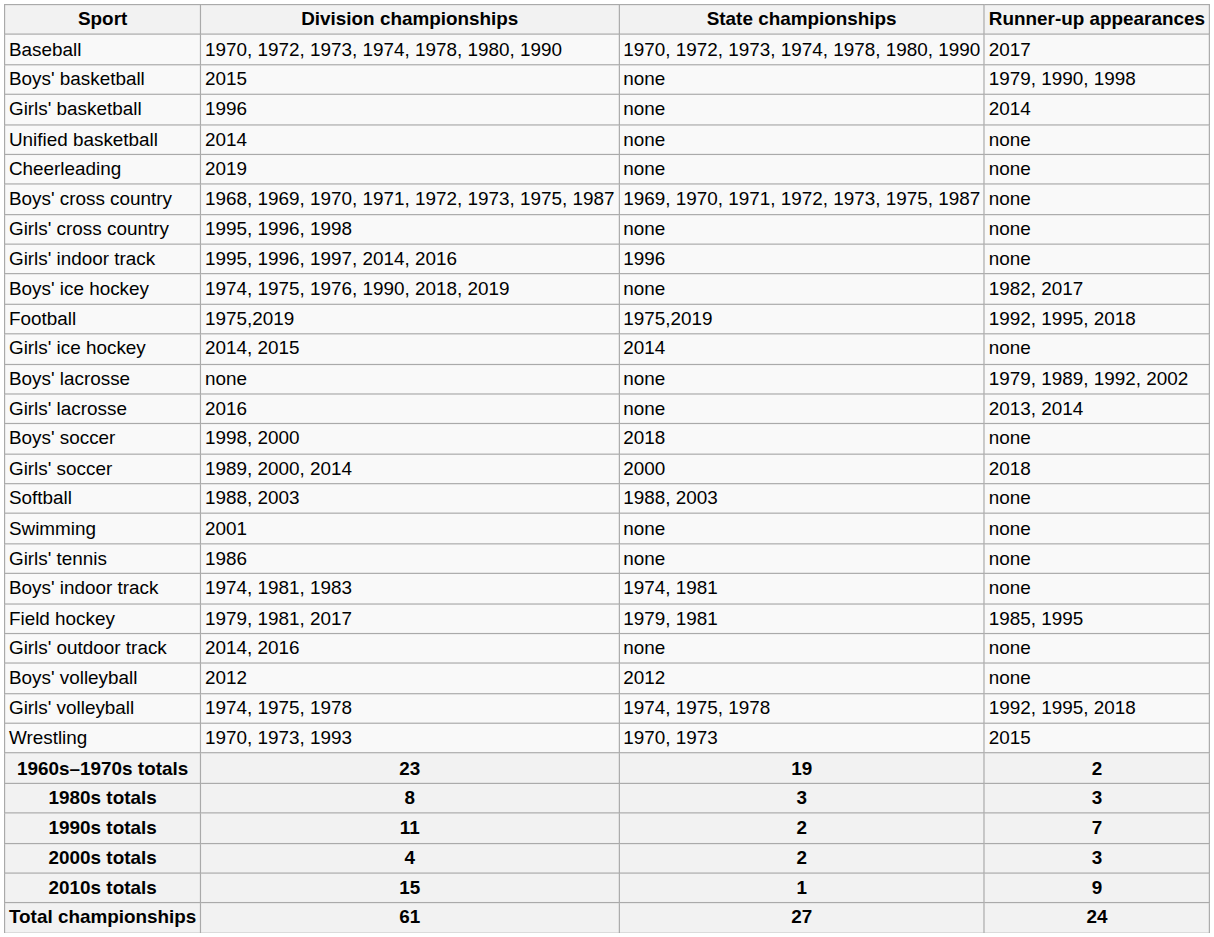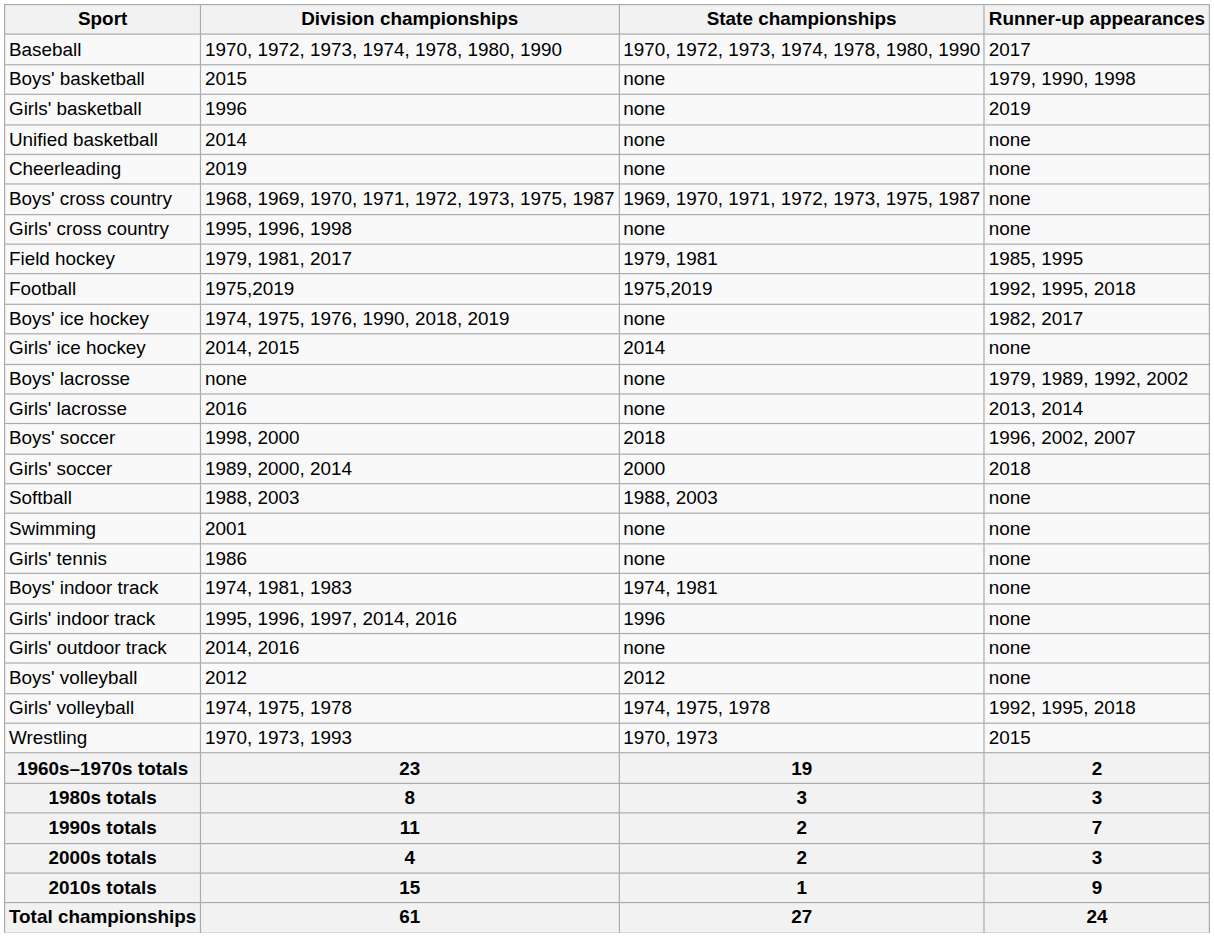(1010, 109) 2014 -> (1010, 109) 2019
rows swapped: (62, 618) <-> (82, 259)
rows swapped: (43, 318) <-> (79, 288)
(1010, 438) none -> (1062, 438) 1996, 2002, 2007
